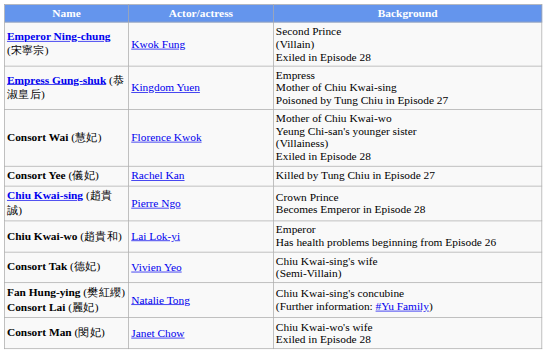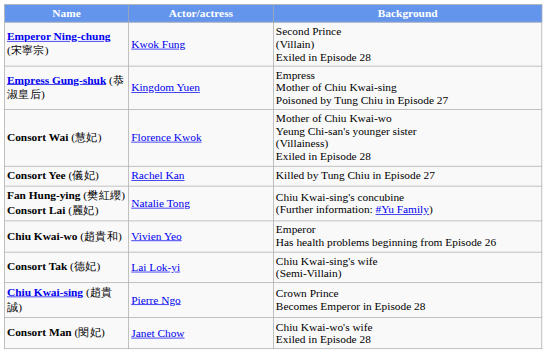rows swapped: (60, 203) <-> (66, 299)
(156, 236) Lai Lok-yi -> (156, 236) Vivien Yeo
(156, 267) Vivien Yeo -> (156, 267) Lai Lok-yi
